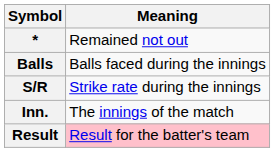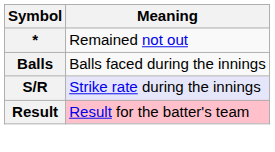(165, 87) no background -> (165, 87) lavender background
- row: (35, 111)
